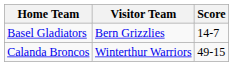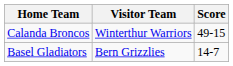rows swapped: (47, 33) <-> (48, 52)
